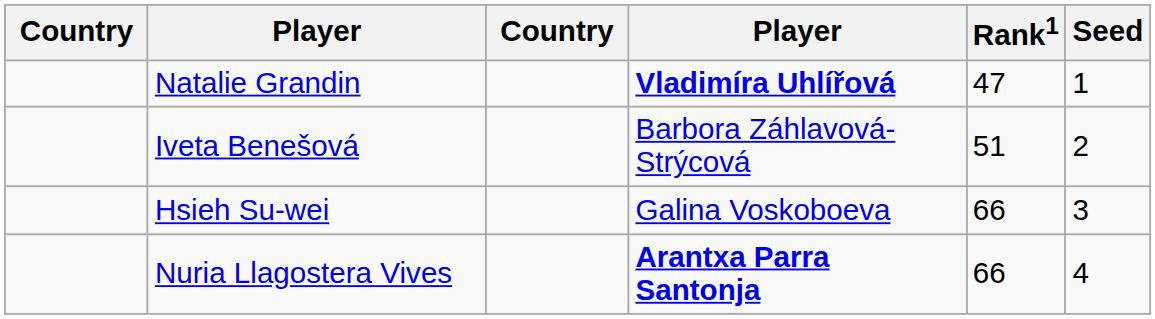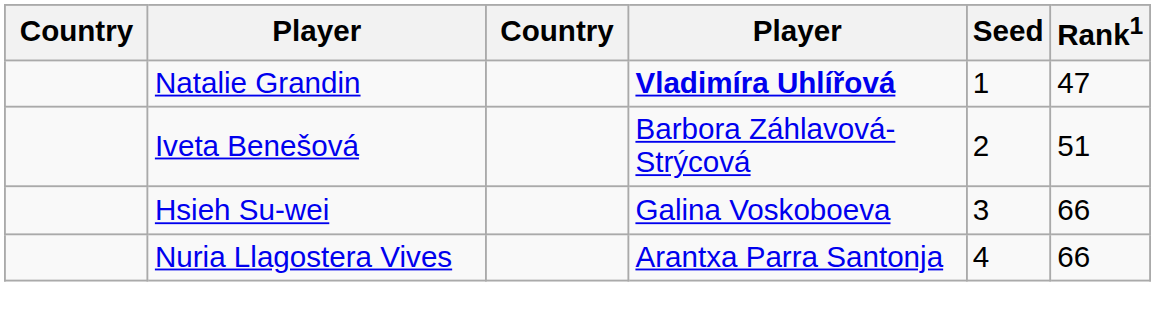columns swapped: (1016, 31) <-> (1108, 31)
(733, 273) bold -> (789, 257) normal
